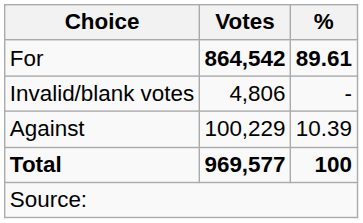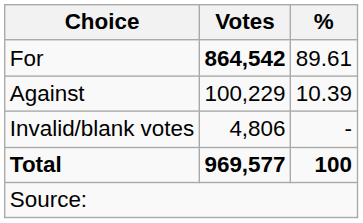(324, 57) bold -> (324, 57) normal
rows swapped: (47, 128) <-> (102, 93)
